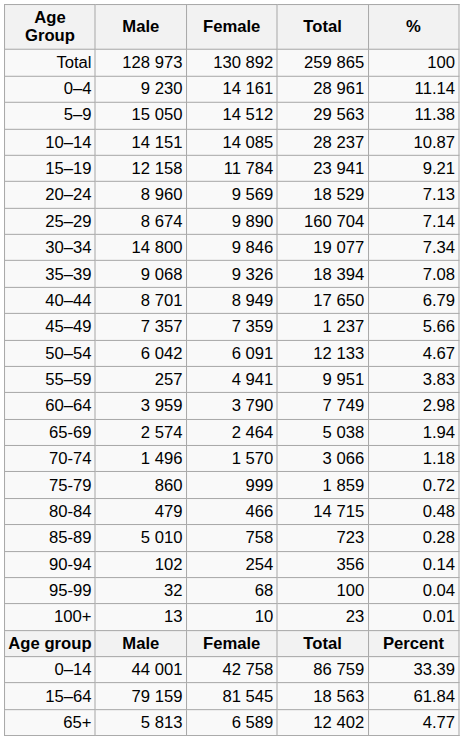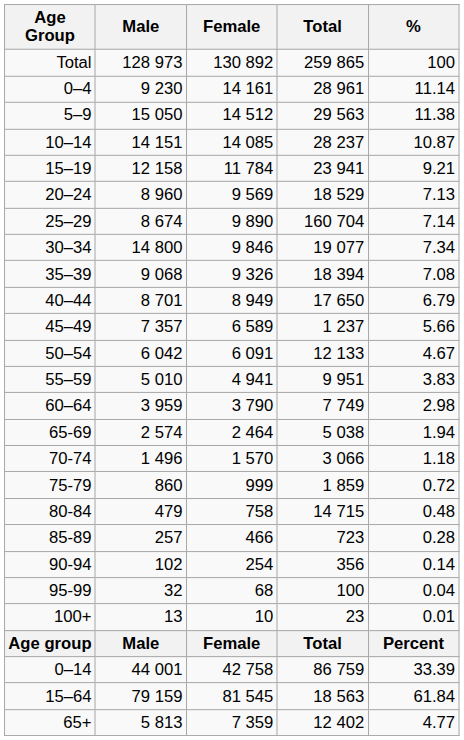(252, 326) 7 359 -> (252, 326) 6 589
(169, 379) 257 -> (162, 379) 5 010
(259, 511) 466 -> (259, 511) 758
(162, 537) 5 010 -> (169, 537) 257
(259, 537) 758 -> (259, 537) 466
(252, 722) 6 589 -> (252, 722) 7 359
